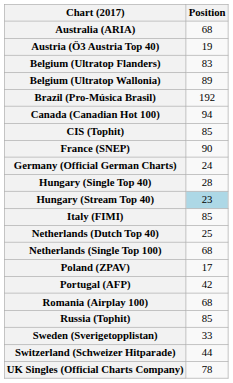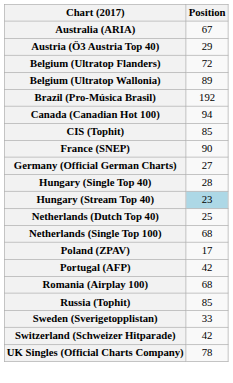(207, 30) 68 -> (207, 30) 67
(207, 47) 19 -> (207, 47) 29
(207, 64) 83 -> (207, 64) 72
(207, 166) 24 -> (207, 166) 27
- row: (95, 217)
(207, 353) 44 -> (207, 336) 42
